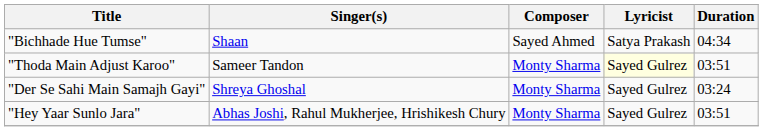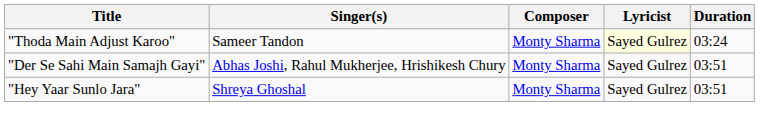- row: (77, 41)
(714, 65) 03:51 -> (711, 41) 03:24
(259, 89) Shreya Ghoshal -> (359, 65) Abhas Joshi, Rahul Mukherjee, Hrishikesh Chury
(714, 89) 03:24 -> (711, 65) 03:51
(359, 114) Abhas Joshi, Rahul Mukherjee, Hrishikesh Chury -> (259, 89) Shreya Ghoshal
